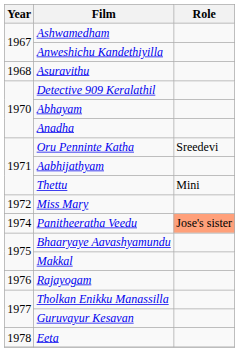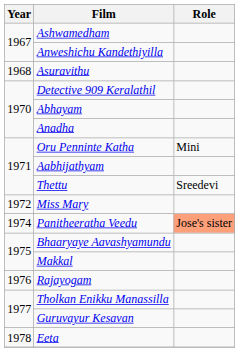(197, 147) Sreedevi -> (188, 147) Mini
(188, 185) Mini -> (197, 185) Sreedevi
